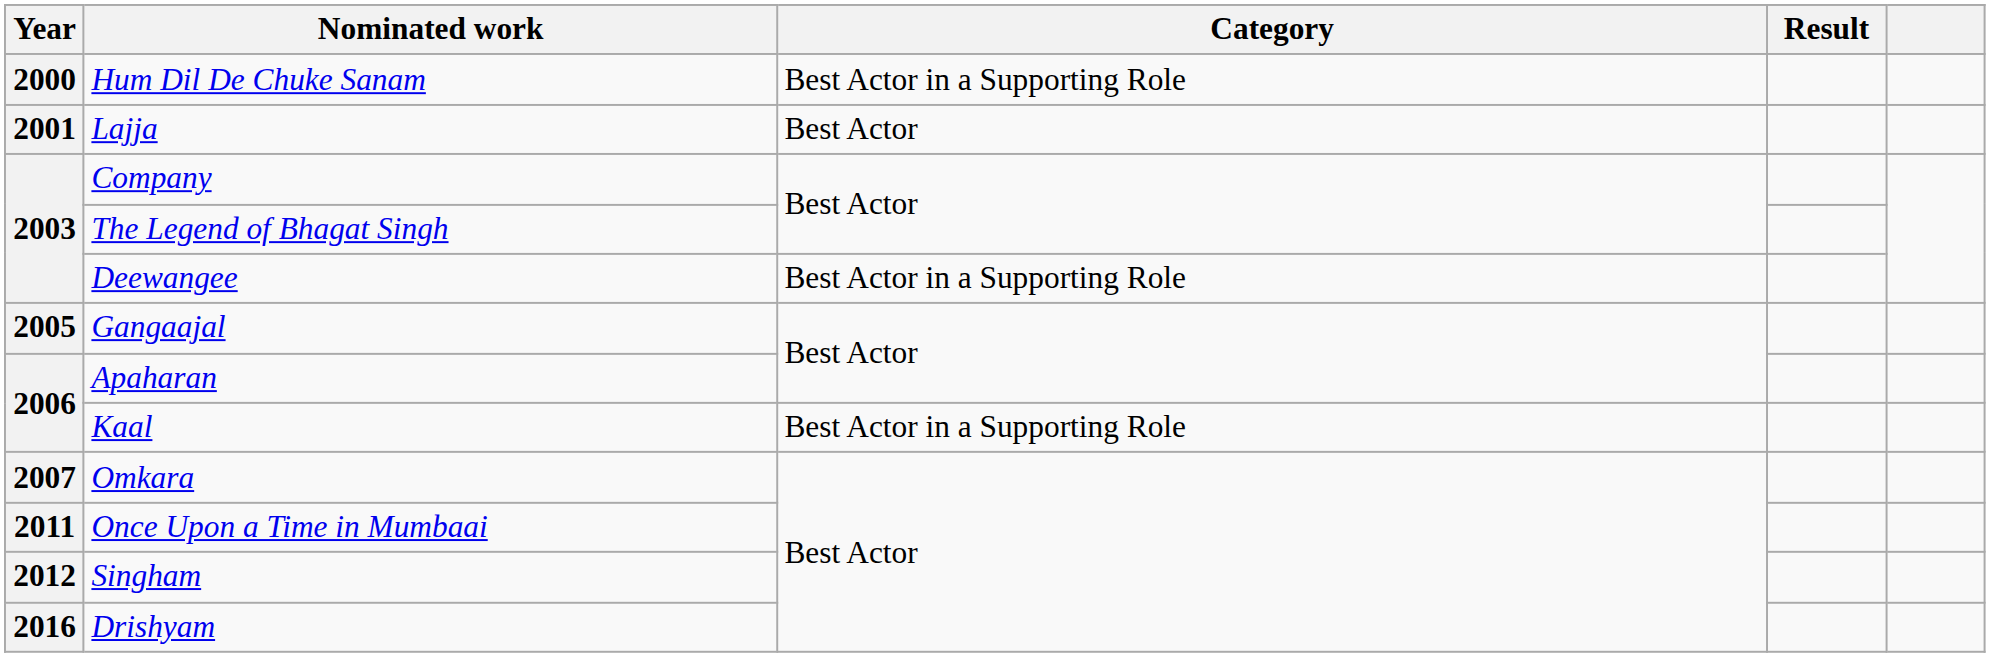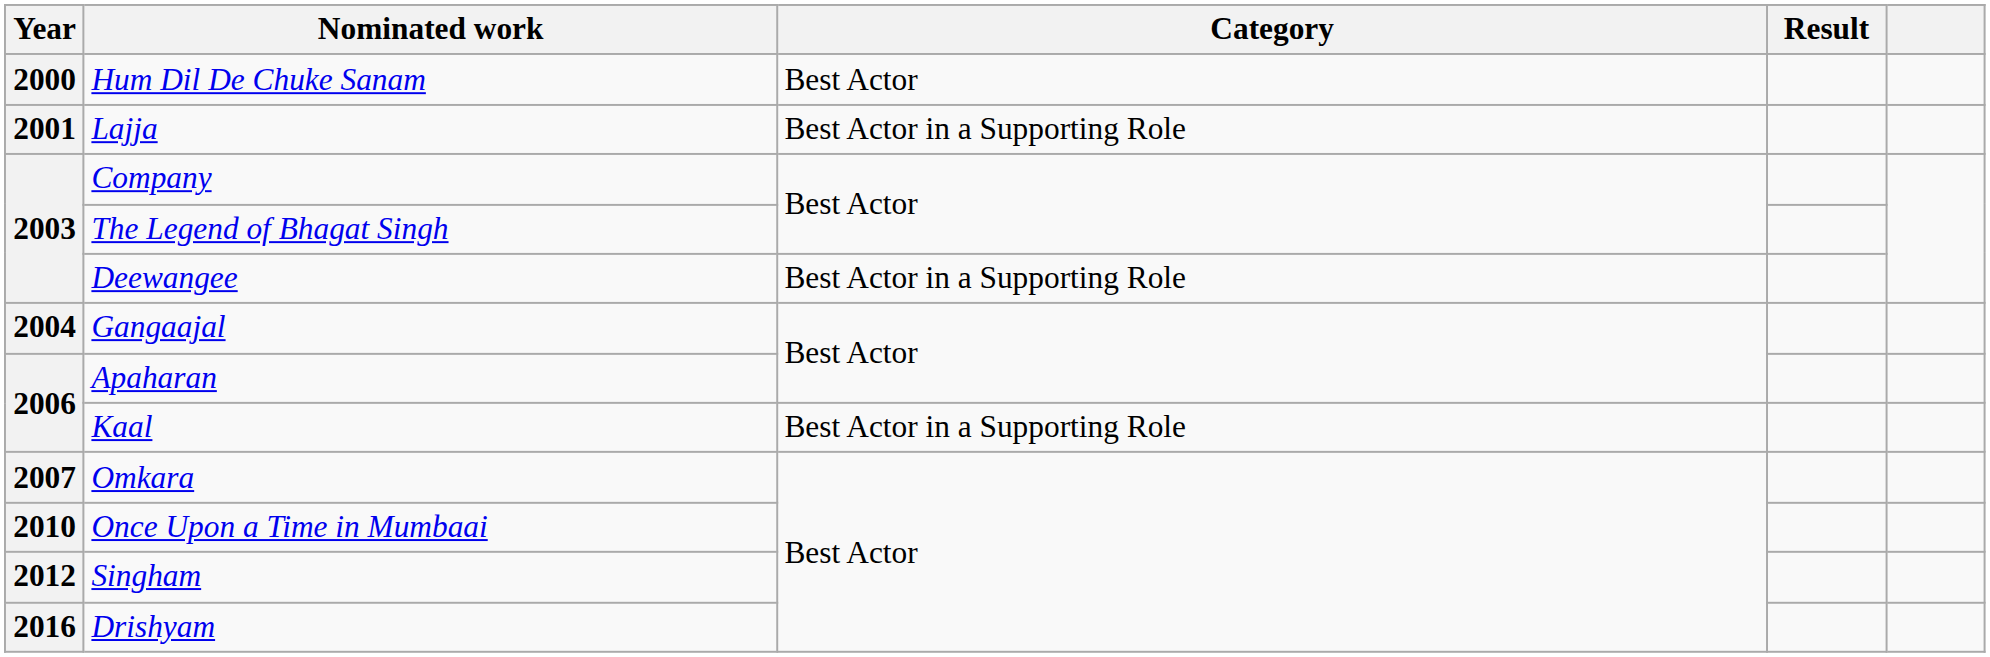(985, 79) Best Actor in a Supporting Role -> (851, 79) Best Actor
(851, 128) Best Actor -> (985, 128) Best Actor in a Supporting Role
(45, 327) 2005 -> (45, 327) 2004
(45, 526) 2011 -> (45, 526) 2010
